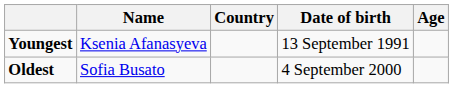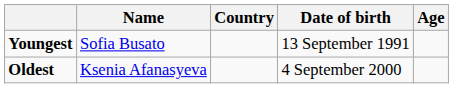(143, 43) Ksenia Afanasyeva -> (122, 43) Sofia Busato
(122, 69) Sofia Busato -> (143, 69) Ksenia Afanasyeva
